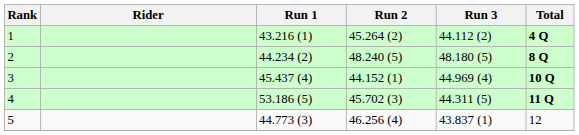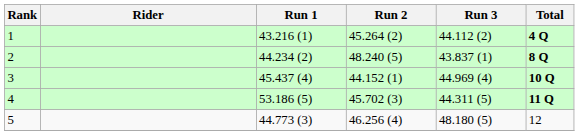(465, 57) 48.180 (5) -> (465, 57) 43.837 (1)
(465, 120) 43.837 (1) -> (465, 120) 48.180 (5)
